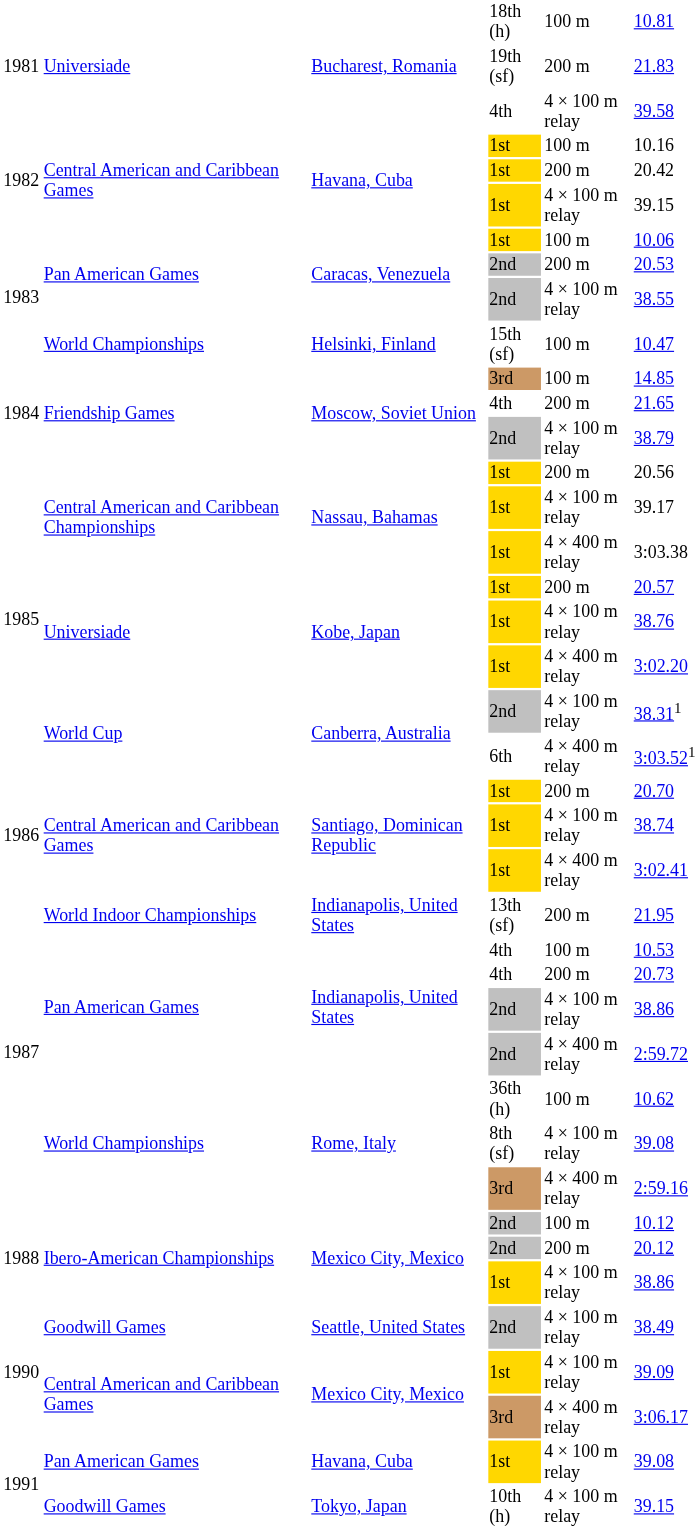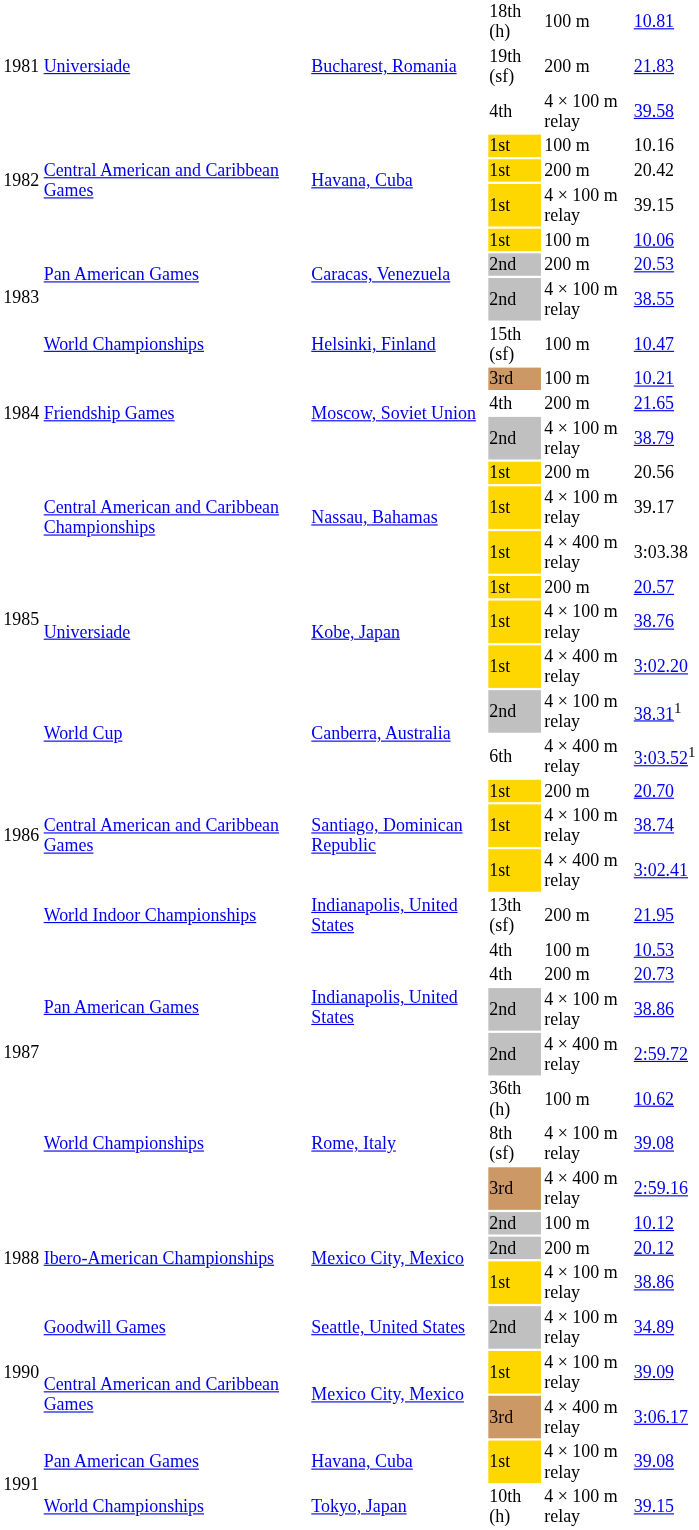(654, 378) 14.85 -> (654, 378) 10.21
(654, 1327) 38.49 -> (654, 1327) 34.89
(105, 1506) Goodwill Games -> (124, 1506) World Championships
